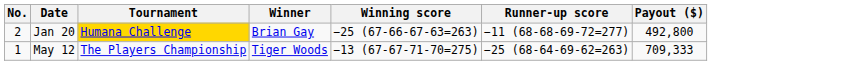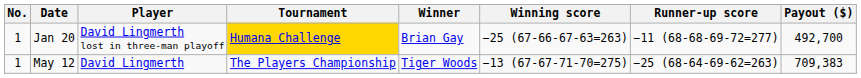+ column: (152, 14)
(18, 33) 2 -> (18, 39) 1
(669, 33) 492,800 -> (819, 39) 492,700
(669, 51) 709,333 -> (819, 64) 709,383
